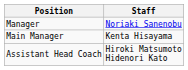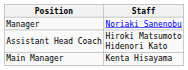rows swapped: (54, 54) <-> (35, 37)
